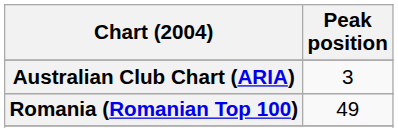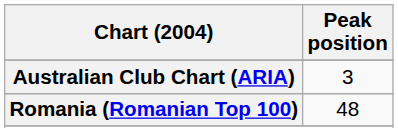(348, 109) 49 -> (348, 109) 48
